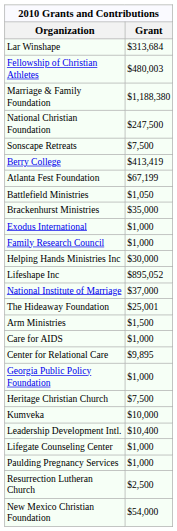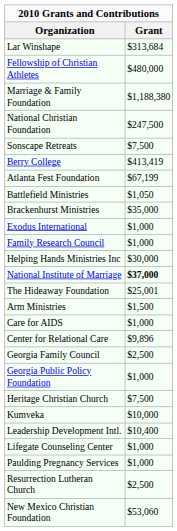(145, 69) $480,003 -> (145, 69) $480,000
- row: (33, 274)
(143, 290) normal -> (143, 274) bold
(140, 355) $9,895 -> (140, 339) $9,896
+ row: (53, 355)
(143, 512) $54,000 -> (143, 512) $53,060
